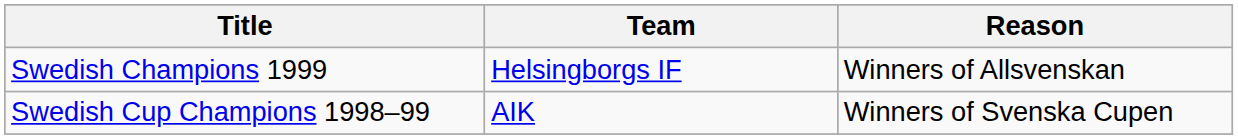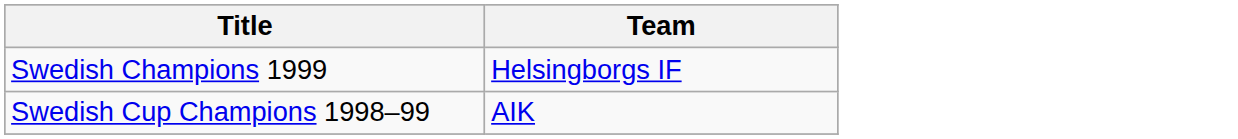- column: (1035, 26)
